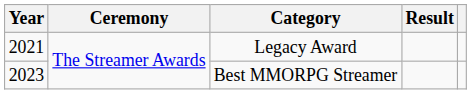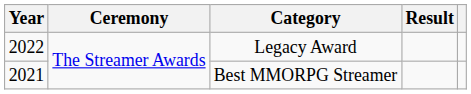(26, 46) 2021 -> (26, 46) 2022
(26, 74) 2023 -> (26, 74) 2021
